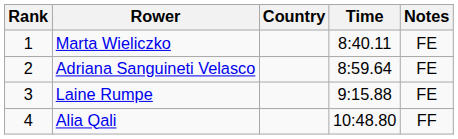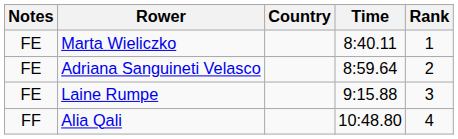columns swapped: (28, 17) <-> (427, 17)
